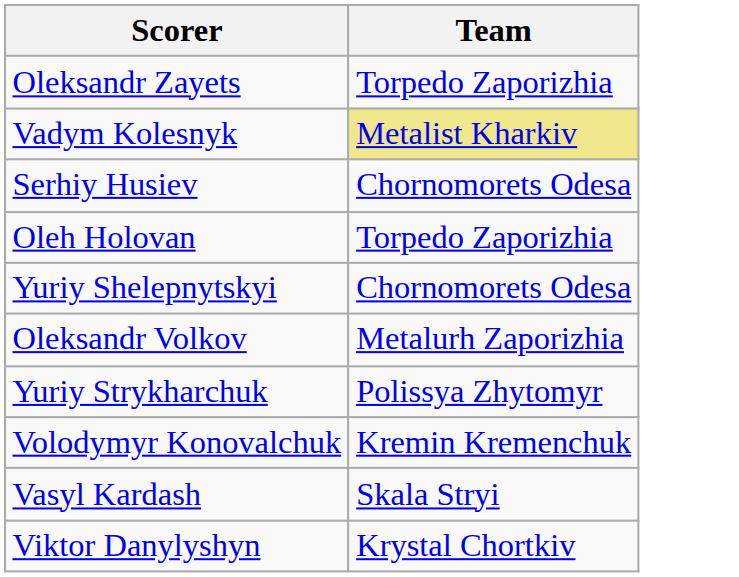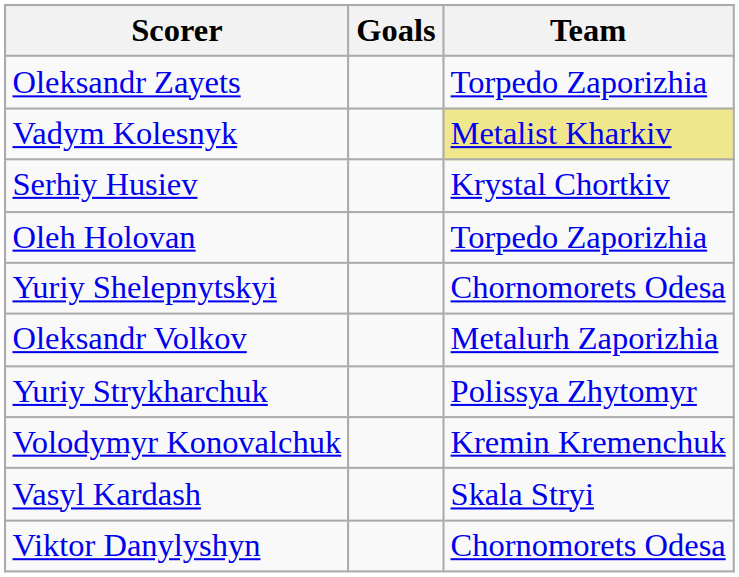+ column: (396, 30)
(494, 184) Chornomorets Odesa -> (560, 184) Krystal Chortkiv
(466, 545) Krystal Chortkiv -> (588, 545) Chornomorets Odesa
